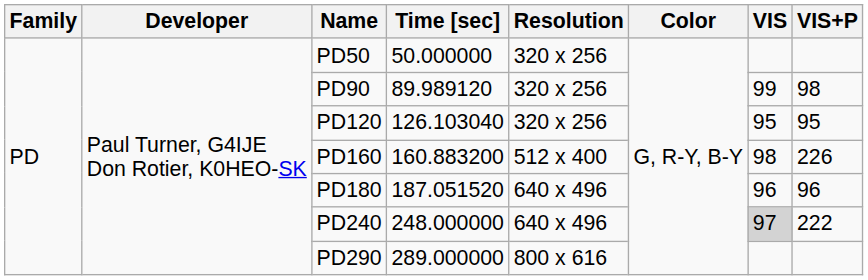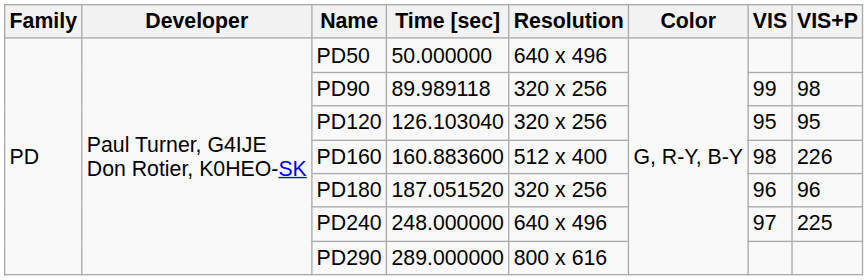(560, 55) 320 x 256 -> (560, 55) 640 x 496
(442, 88) 89.989120 -> (441, 88) 89.989118
(448, 156) 160.883200 -> (448, 156) 160.883600
(560, 190) 640 x 496 -> (560, 190) 320 x 256
(765, 223) lightgrey background -> (765, 223) no background
(815, 223) 222 -> (815, 223) 225
